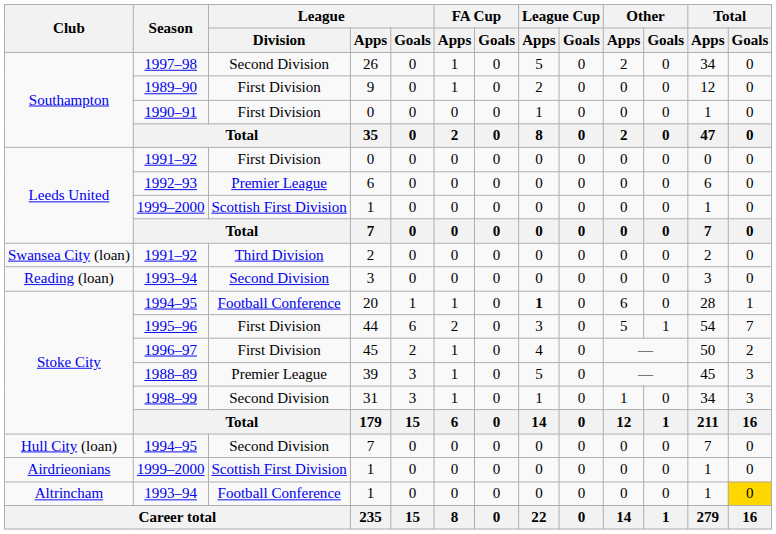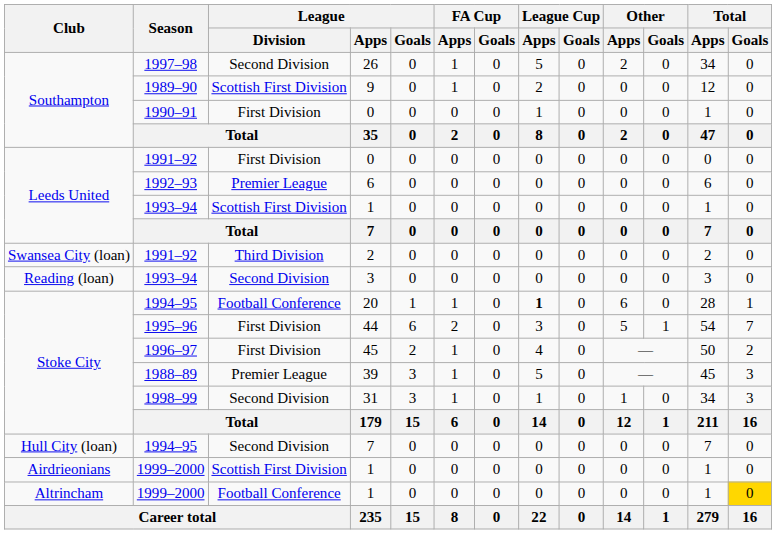(279, 87) First Division -> (279, 87) Scottish First Division
(171, 207) 1999–2000 -> (171, 207) 1993–94
(171, 493) 1993–94 -> (171, 493) 1999–2000
